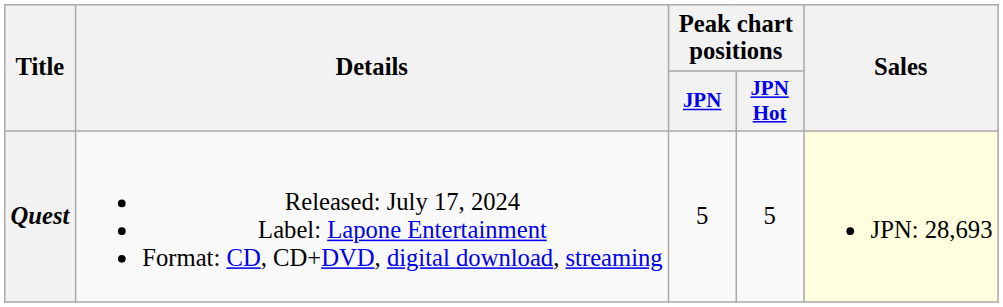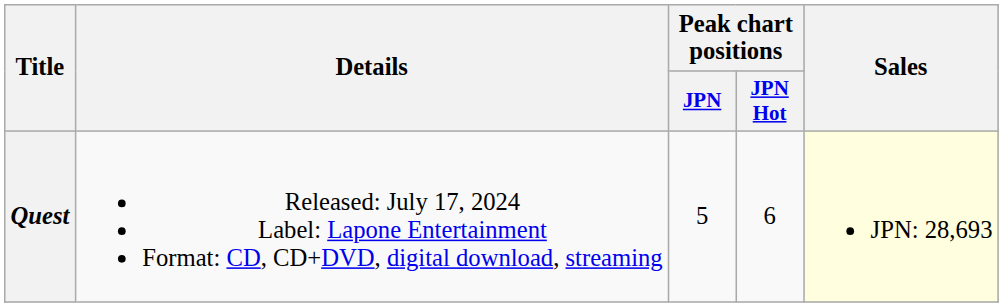(770, 216) 5 -> (770, 216) 6
